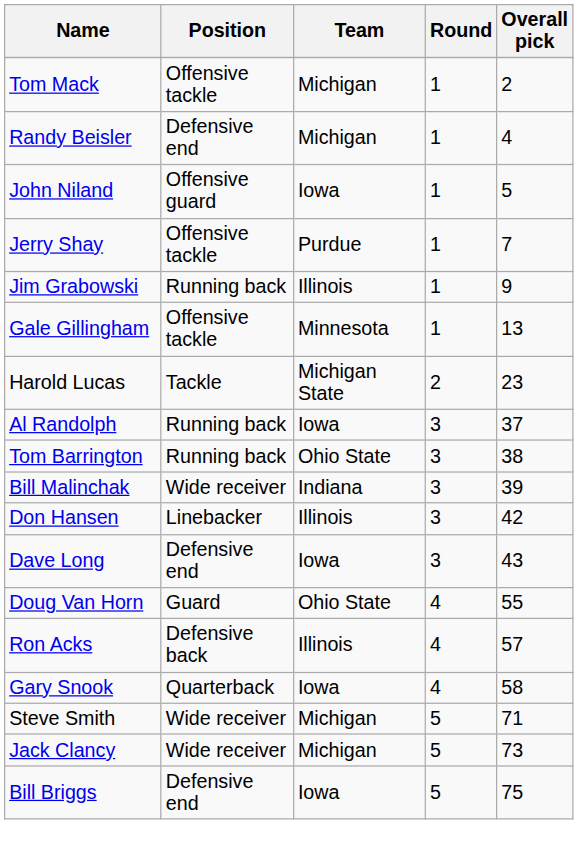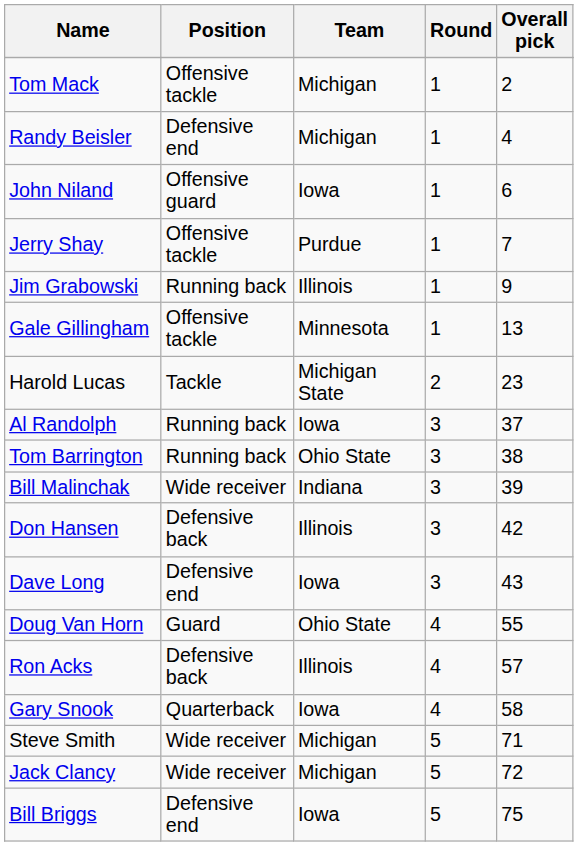(507, 191) 5 -> (507, 191) 6
(214, 518) Linebacker -> (210, 529) Defensive back
(512, 749) 73 -> (512, 772) 72
